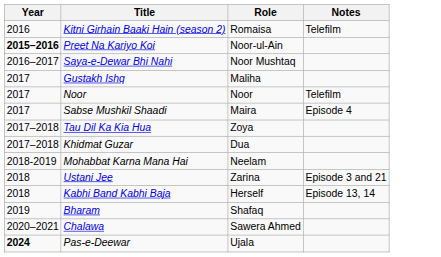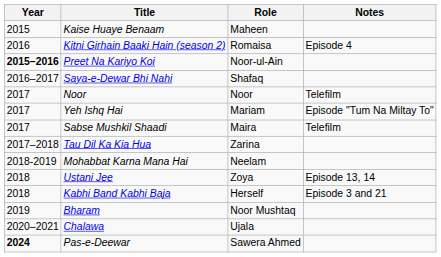+ row: (114, 29)
(323, 29) Telefilm -> (329, 45) Episode 4
(263, 62) Noor Mushtaq -> (247, 78) Shafaq
- row: (94, 78)
+ row: (93, 111)
(329, 111) Episode 4 -> (323, 128) Telefilm
(242, 128) Zoya -> (245, 144) Zarina
- row: (98, 144)
(245, 177) Zarina -> (242, 177) Zoya
(346, 177) Episode 3 and 21 -> (340, 177) Episode 13, 14
(340, 194) Episode 13, 14 -> (346, 194) Episode 3 and 21
(247, 210) Shafaq -> (263, 210) Noor Mushtaq
(265, 227) Sawera Ahmed -> (242, 227) Ujala
(242, 243) Ujala -> (265, 243) Sawera Ahmed
